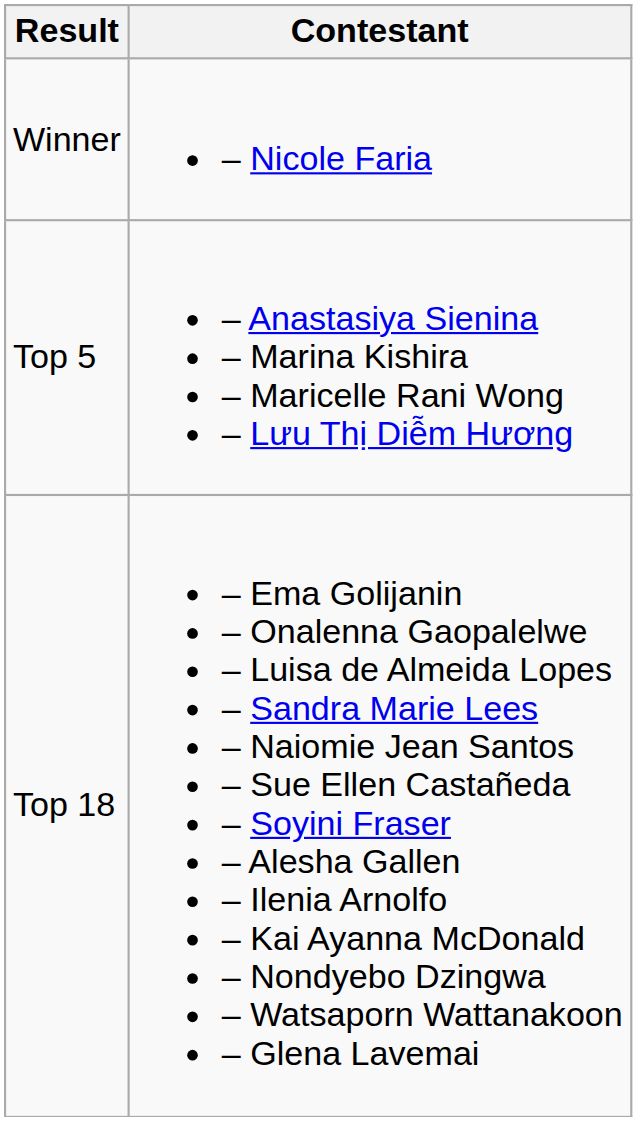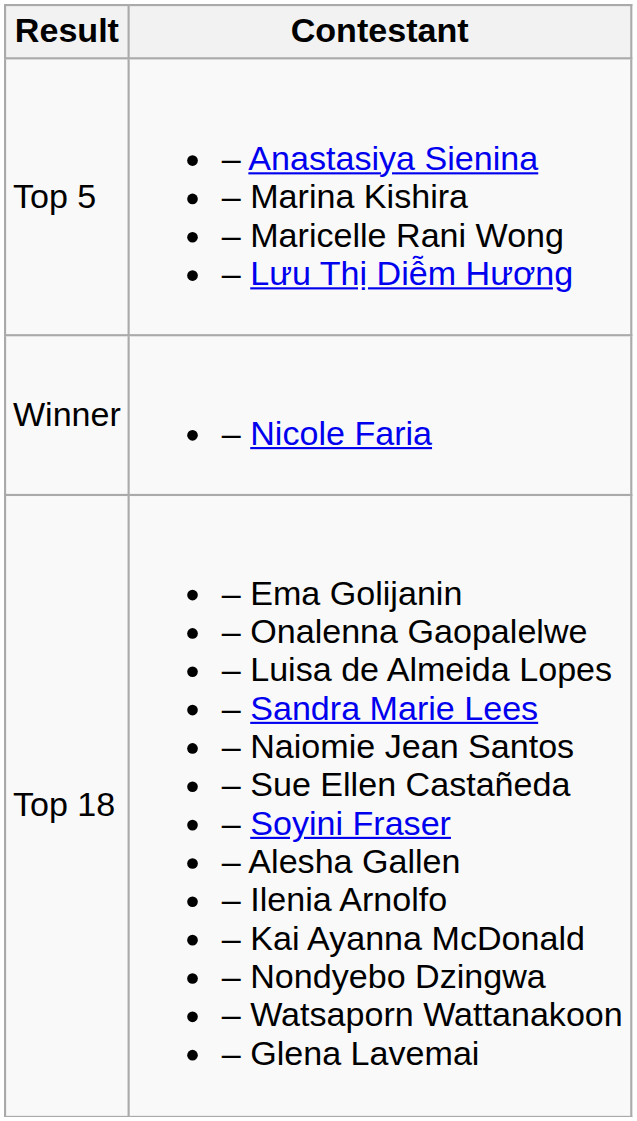rows swapped: (67, 138) <-> (55, 356)
